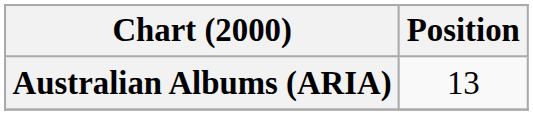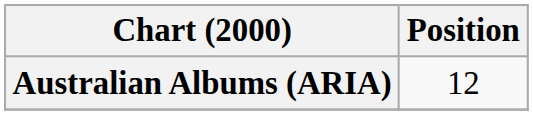(463, 82) 13 -> (463, 82) 12
